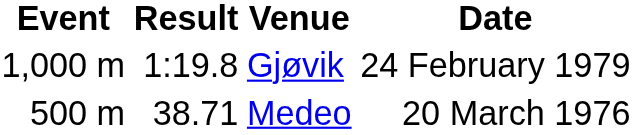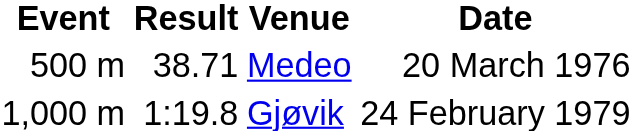rows swapped: (299, 113) <-> (295, 66)
